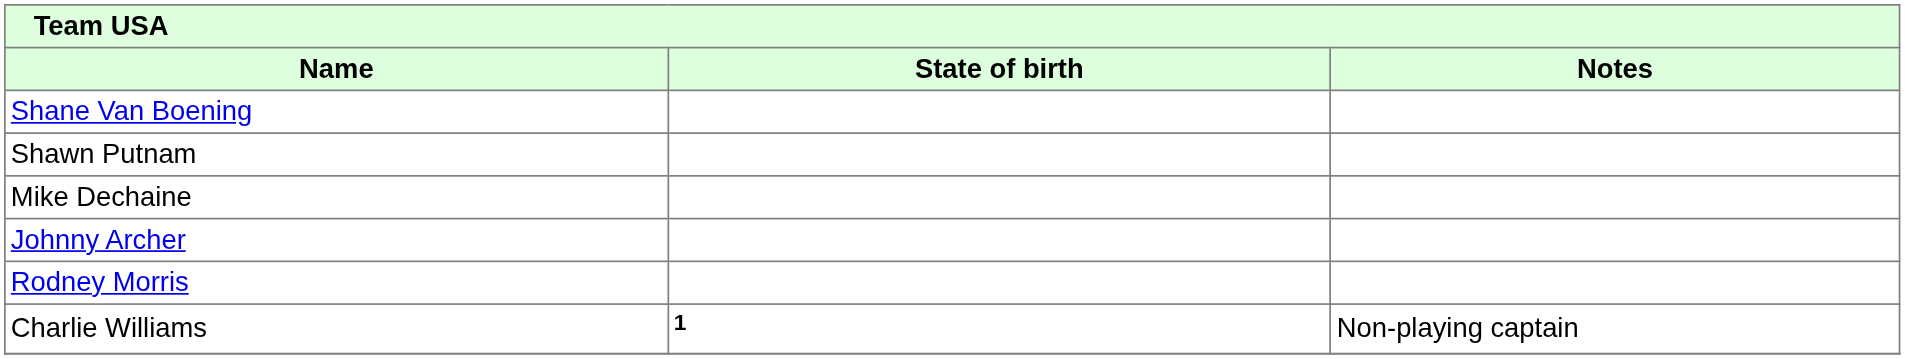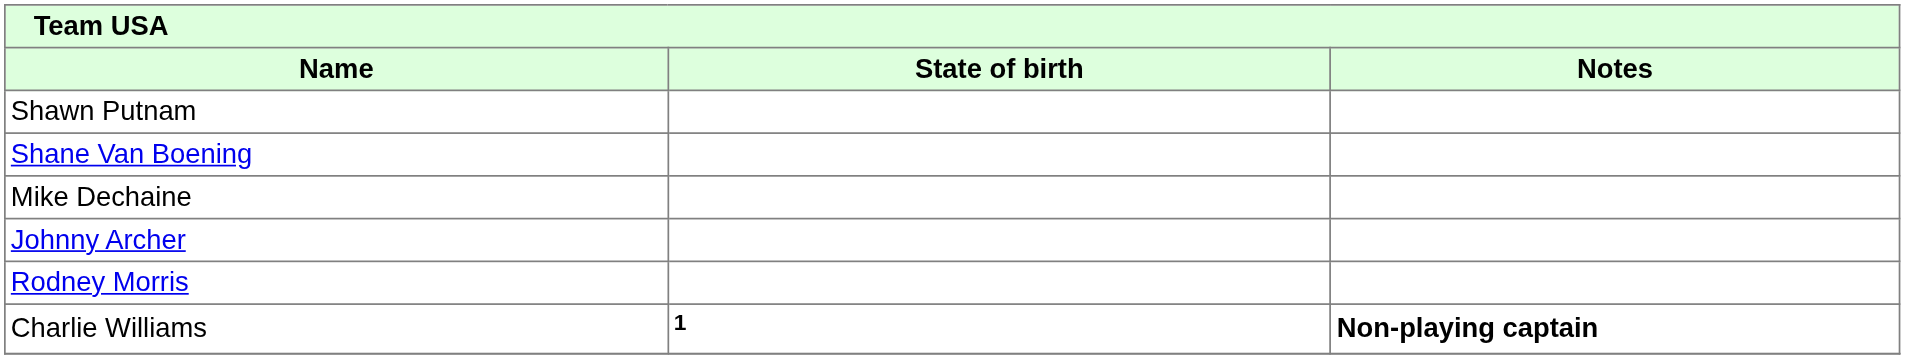rows swapped: (132, 111) <-> (104, 154)
(1458, 328) normal -> (1468, 328) bold
